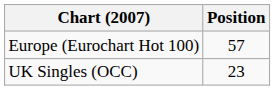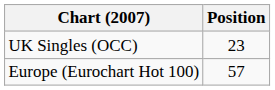rows swapped: (104, 44) <-> (73, 71)
